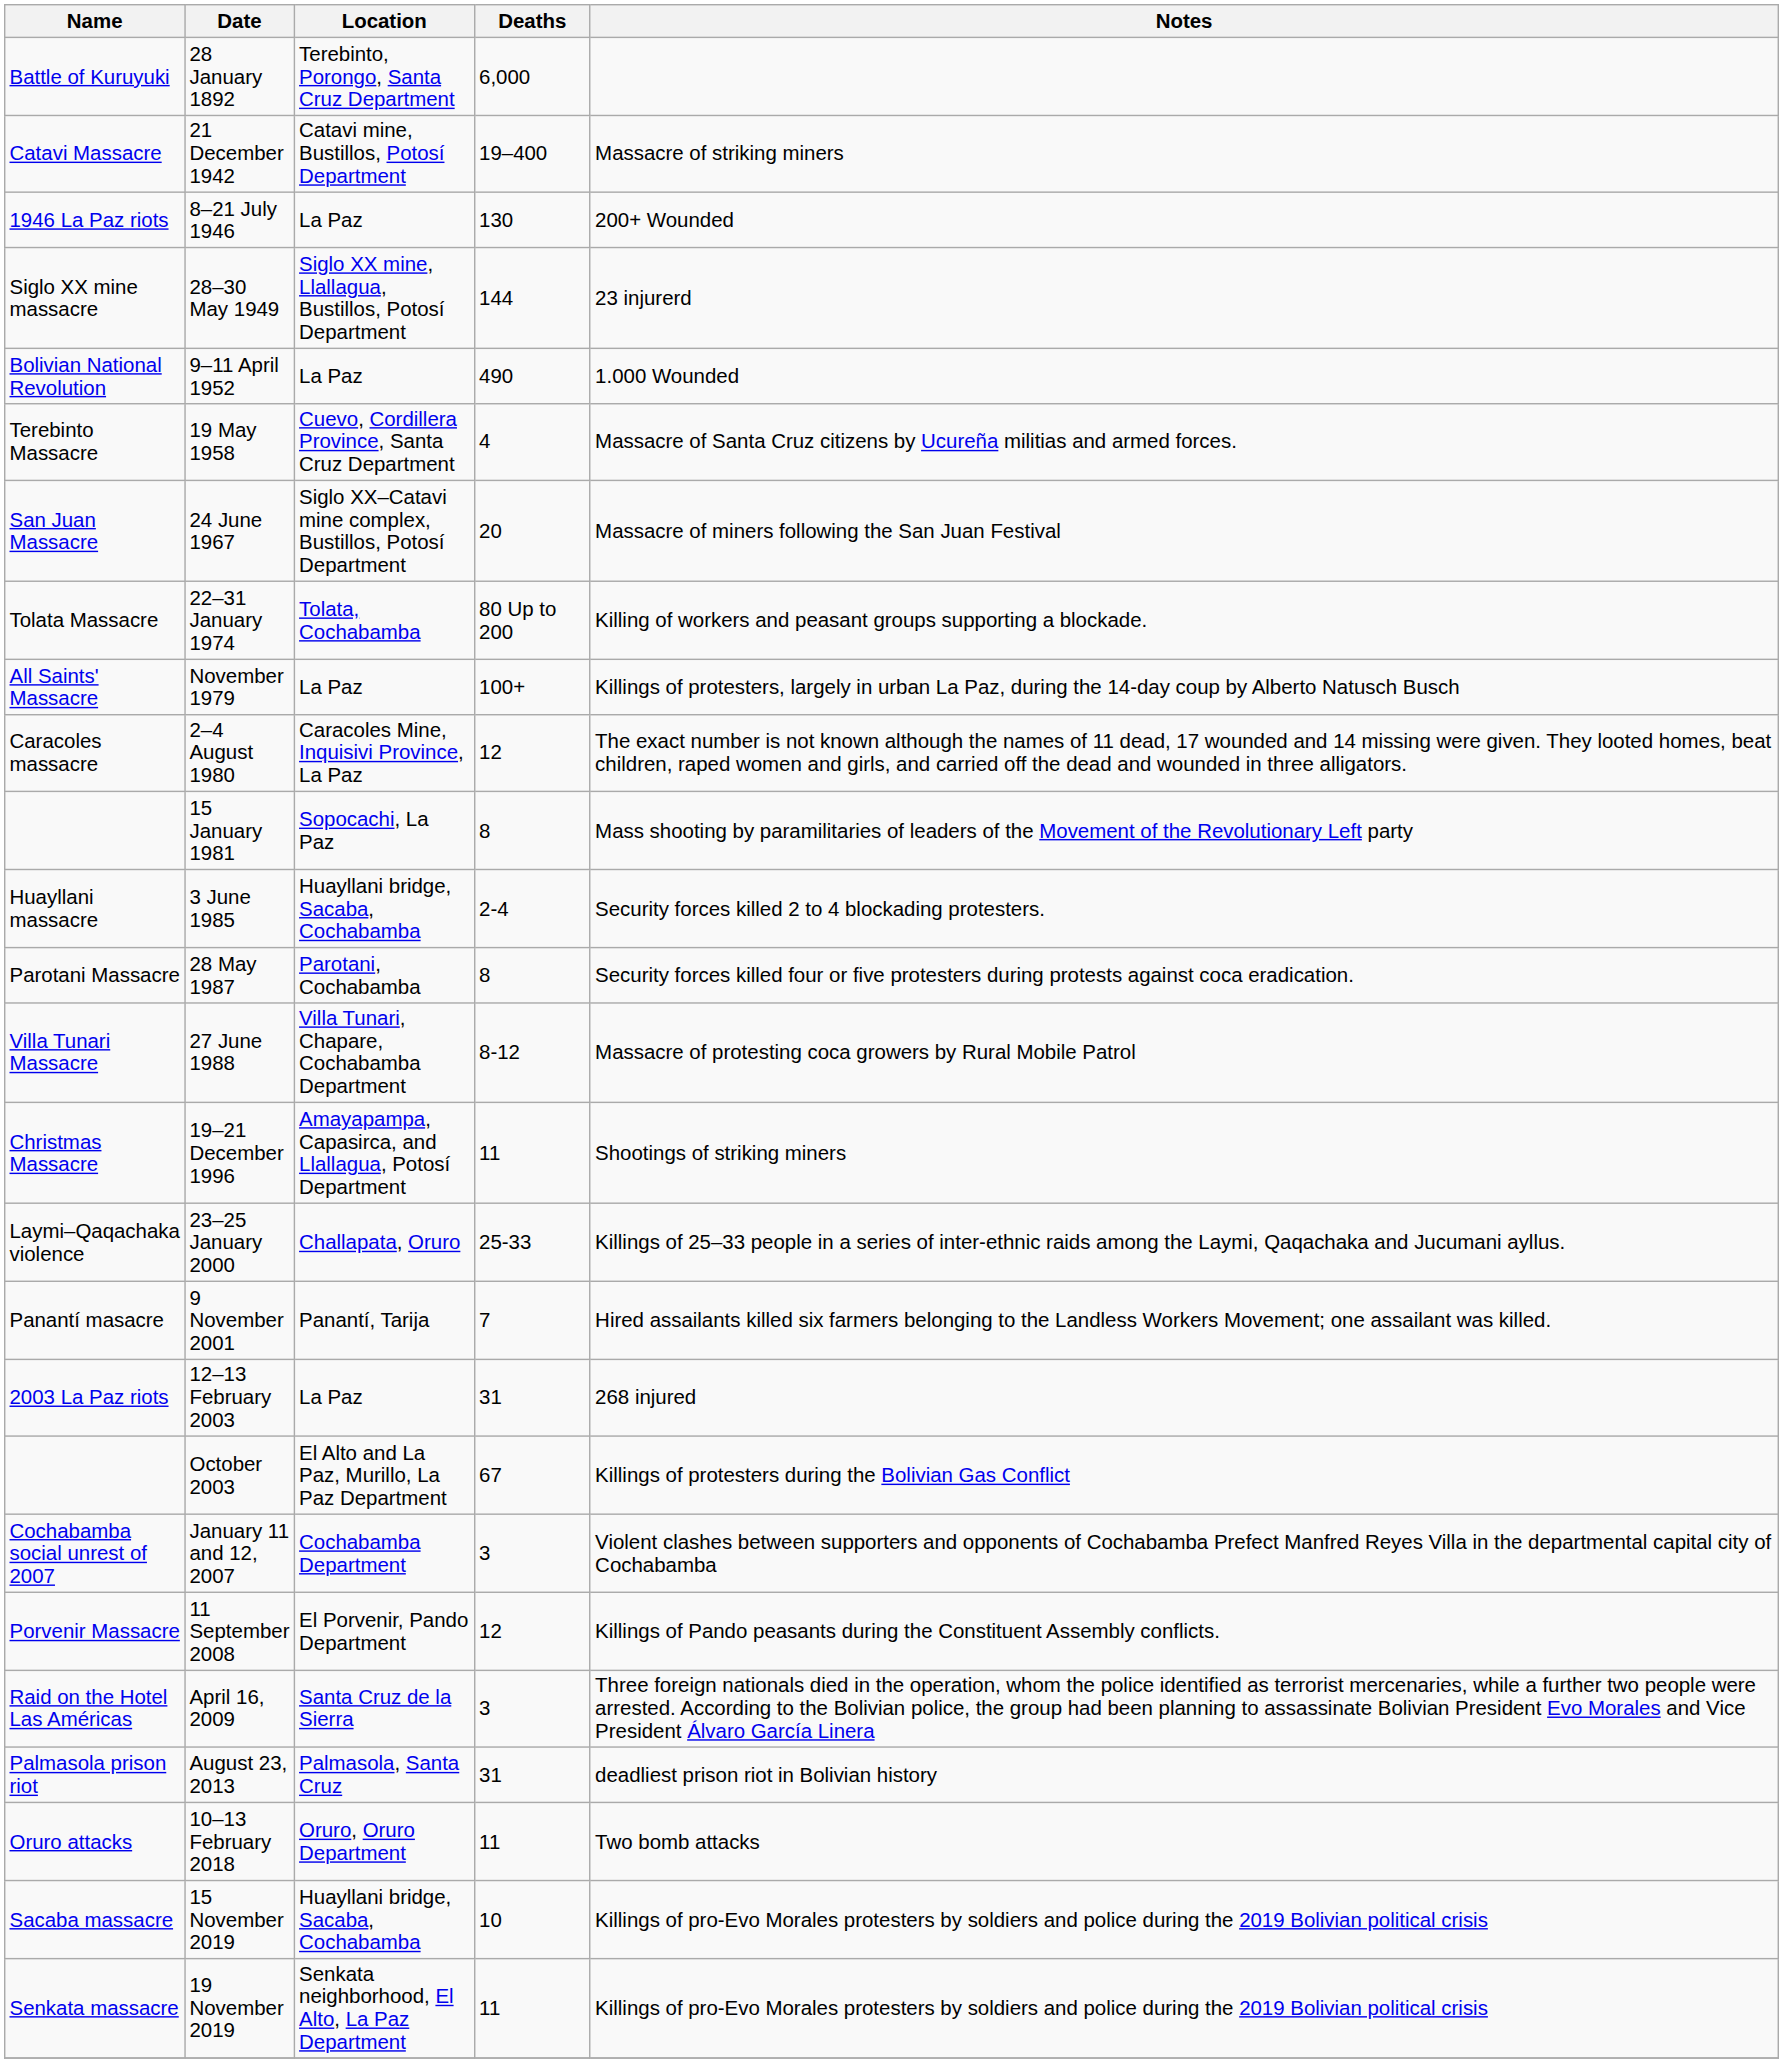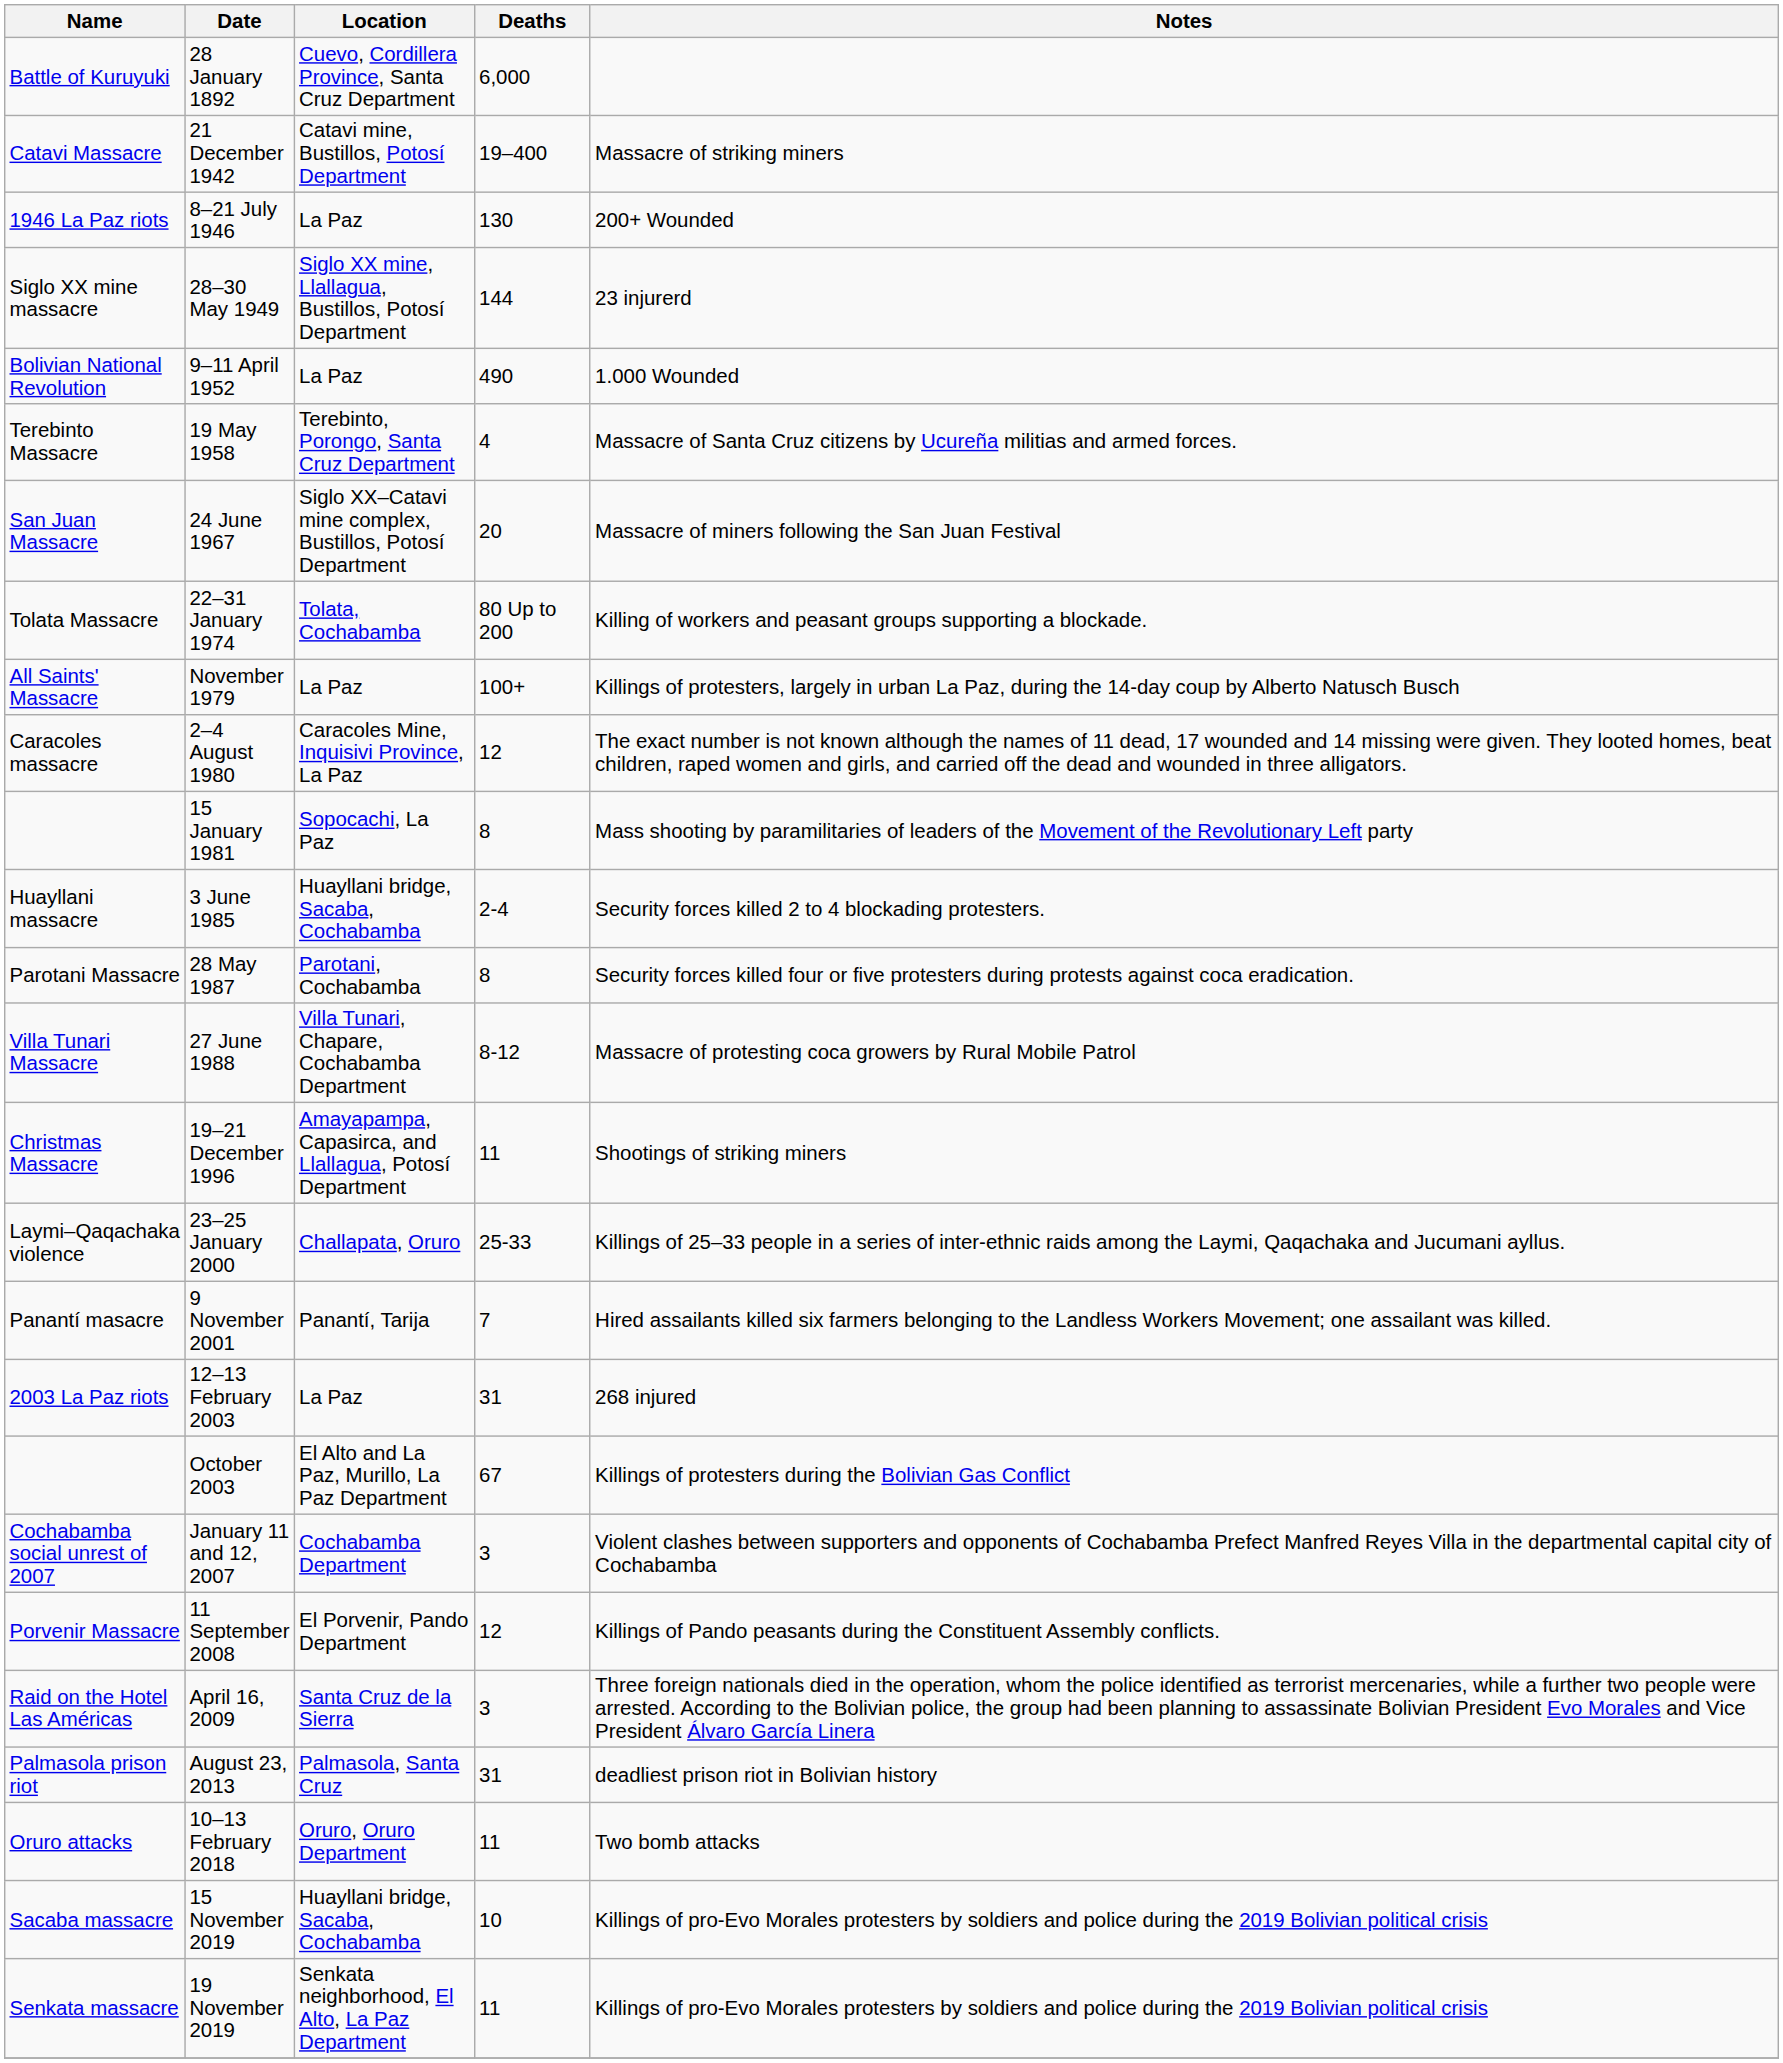(377, 76) Terebinto, Porongo, Santa Cruz Department -> (378, 76) Cuevo, Cordillera Province, Santa Cruz Department
(378, 442) Cuevo, Cordillera Province, Santa Cruz Department -> (377, 442) Terebinto, Porongo, Santa Cruz Department
